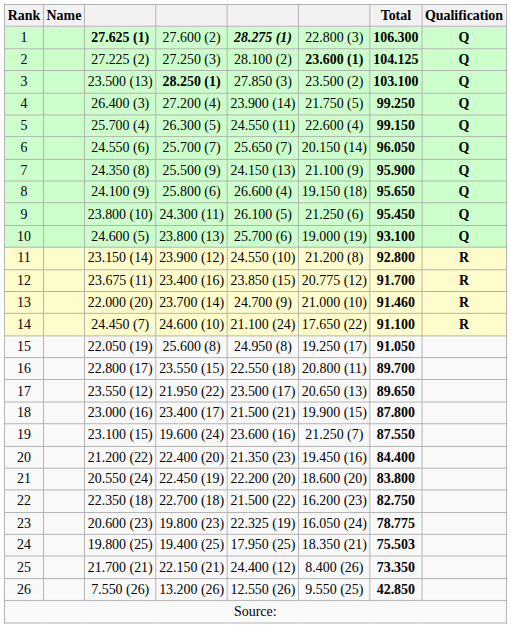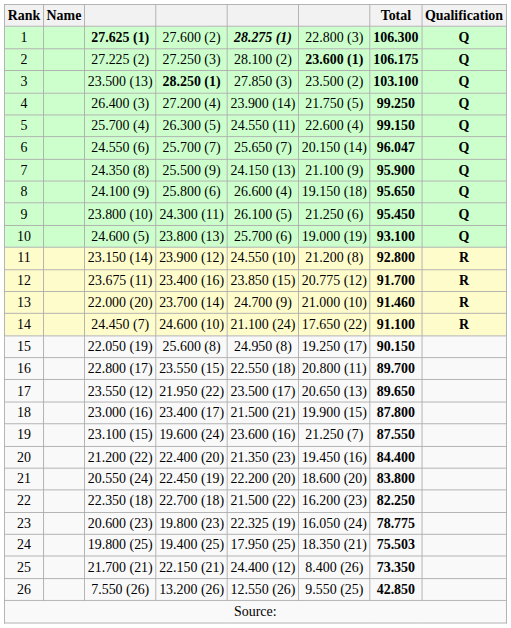(396, 59) 104.125 -> (396, 59) 106.175
(396, 147) 96.050 -> (396, 147) 96.047
(396, 346) 91.050 -> (396, 346) 90.150
(396, 501) 82.750 -> (396, 501) 82.250
